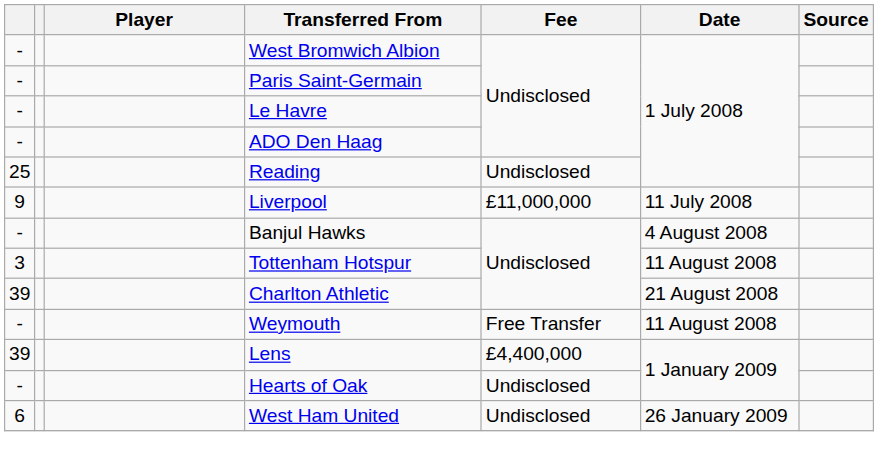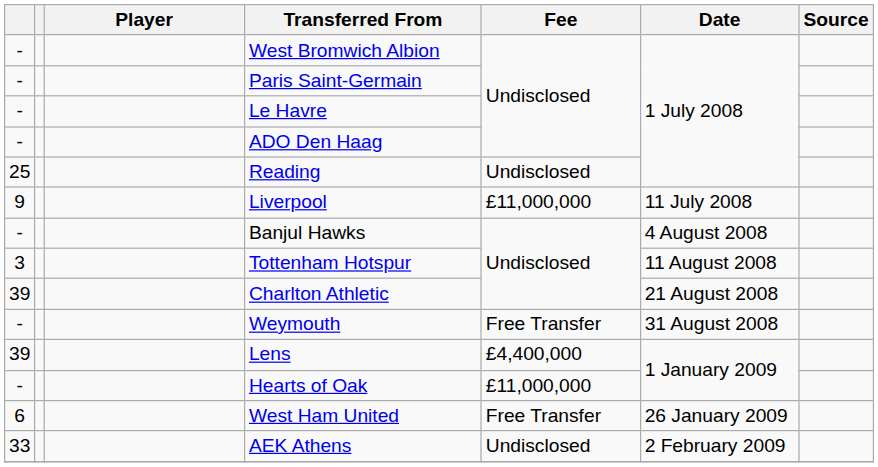(711, 324) 11 August 2008 -> (711, 324) 31 August 2008
(538, 385) Undisclosed -> (538, 385) £11,000,000
(538, 415) Undisclosed -> (543, 415) Free Transfer
+ row: (300, 446)
